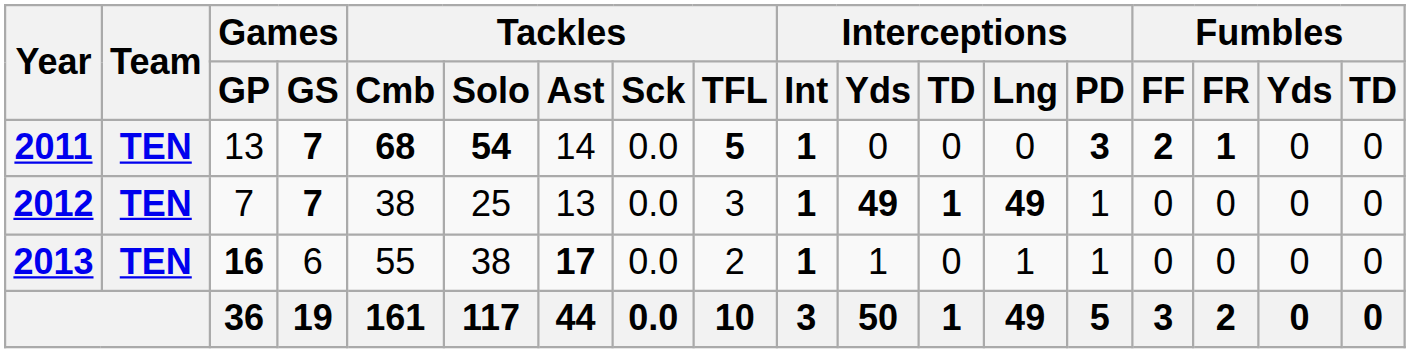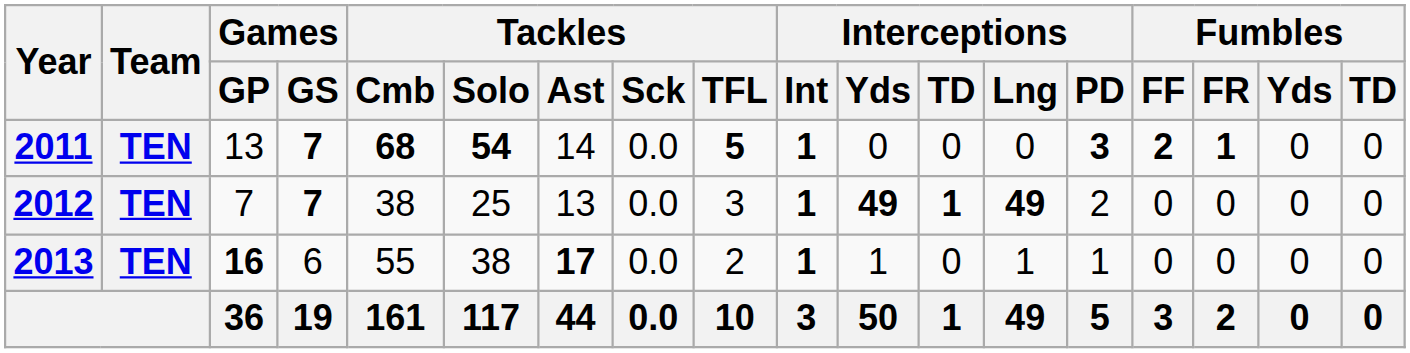(1100, 204) 1 -> (1100, 204) 2
